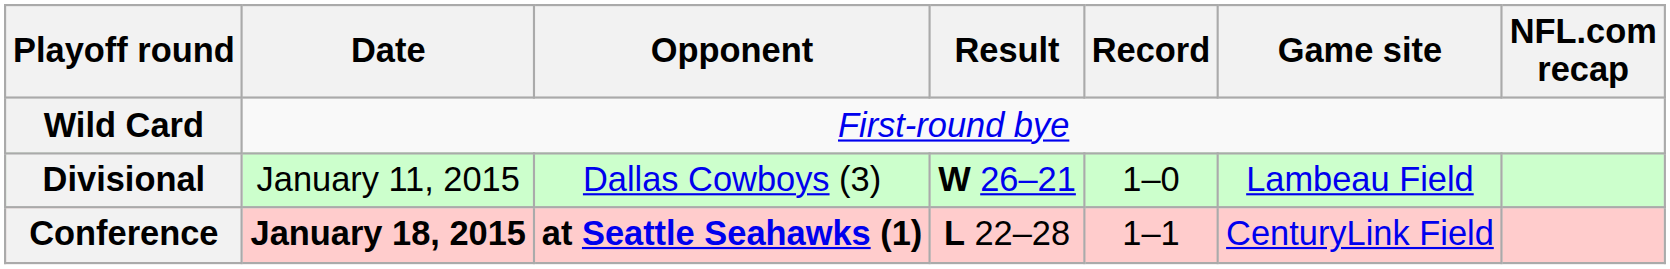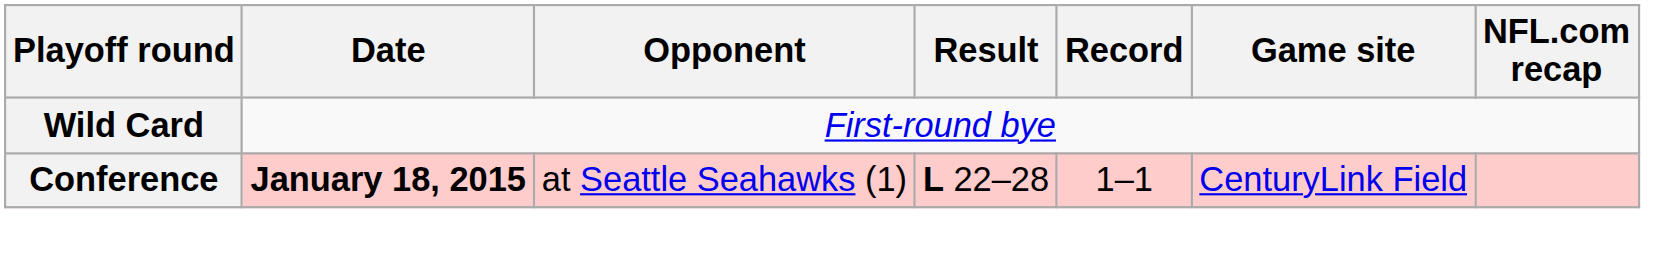- row: (124, 179)
(732, 234) bold -> (724, 179) normal
